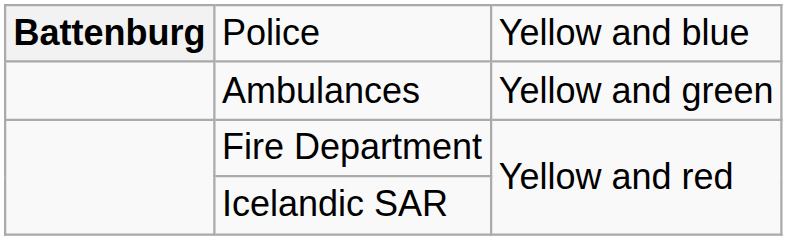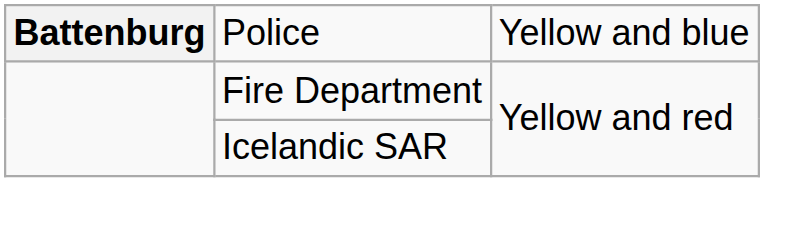- row: (321, 90)
